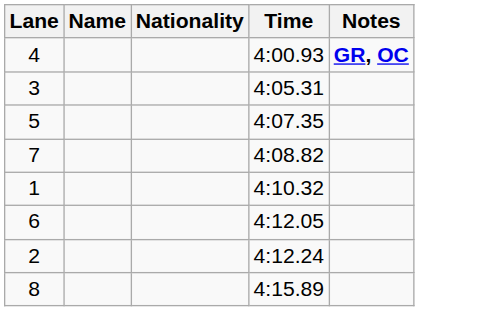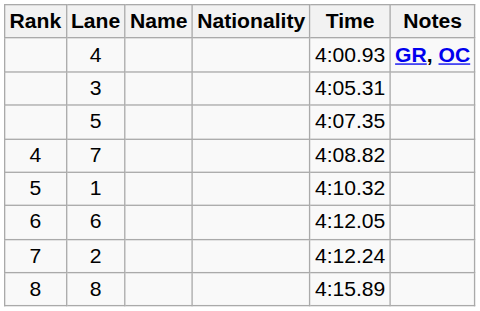+ column: (35, 21)
